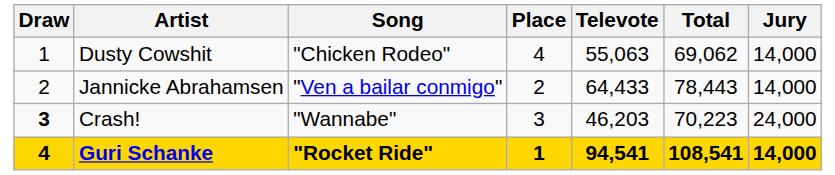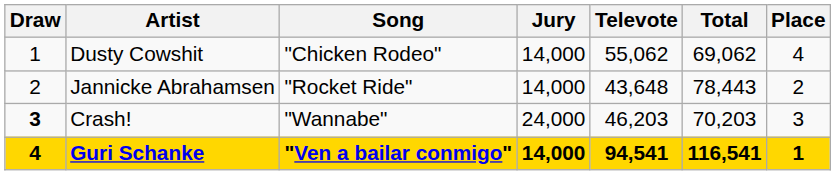columns swapped: (785, 20) <-> (539, 20)
(617, 53) 55,063 -> (636, 53) 55,062
(398, 86) "Ven a bailar conmigo" -> (348, 86) "Rocket Ride"
(617, 86) 64,433 -> (636, 86) 43,648
(706, 119) 70,223 -> (724, 119) 70,203
(363, 152) "Rocket Ride" -> (398, 152) "Ven a bailar conmigo"
(706, 152) 108,541 -> (724, 152) 116,541
